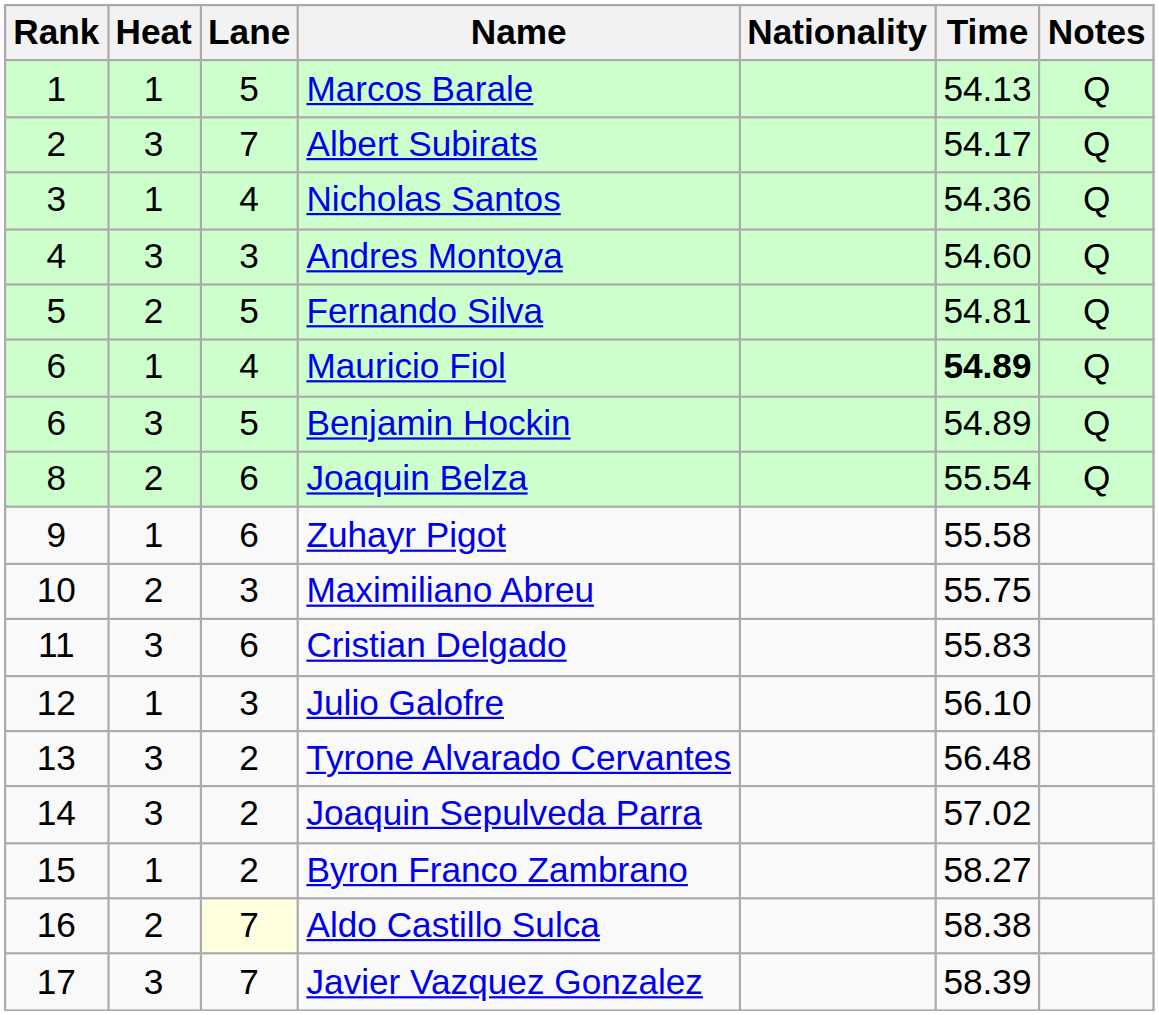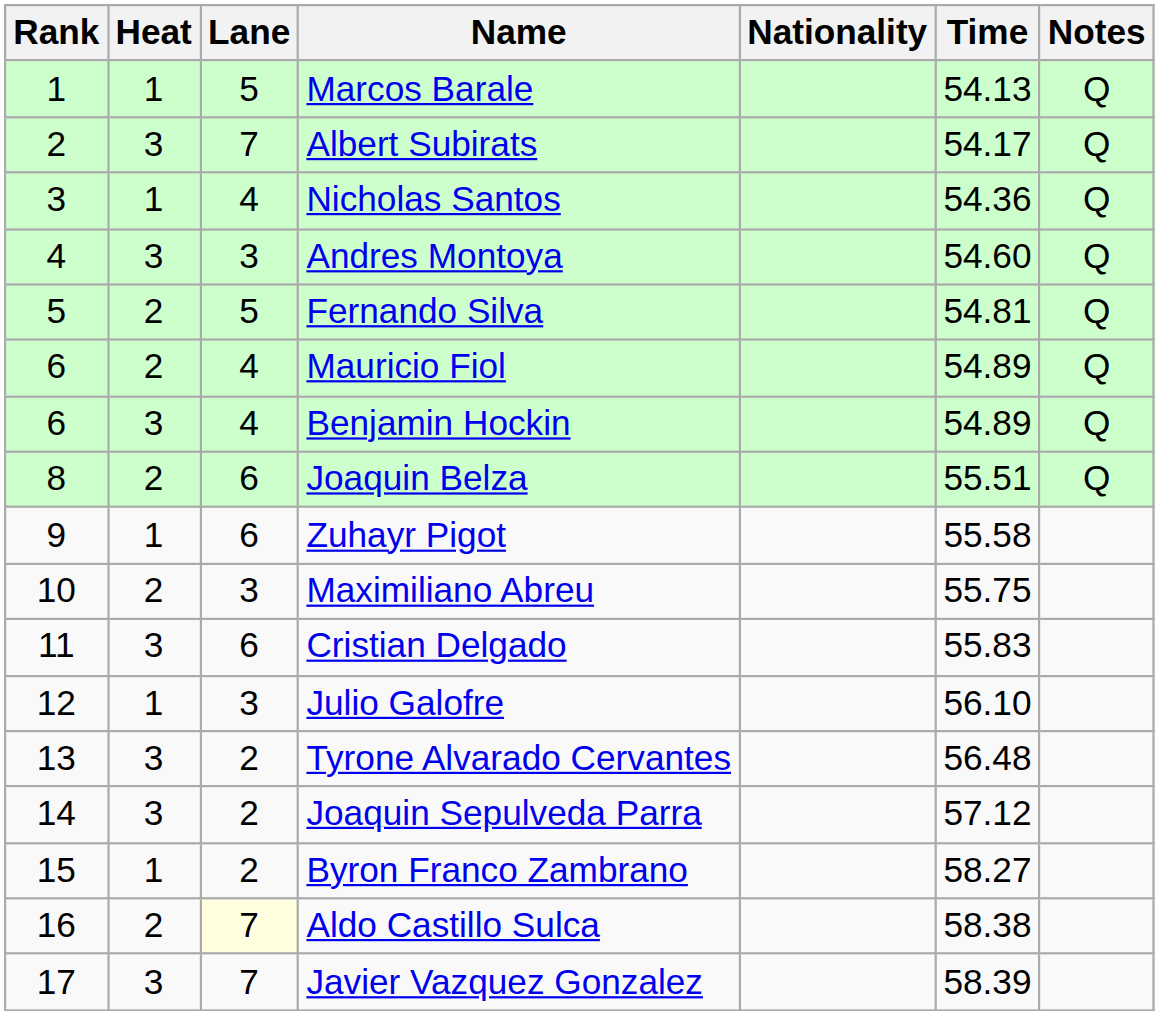(154, 367) 1 -> (154, 367) 2
(987, 367) bold -> (987, 367) normal
(249, 423) 5 -> (249, 423) 4
(987, 479) 55.54 -> (987, 479) 55.51
(987, 813) 57.02 -> (987, 813) 57.12
